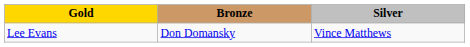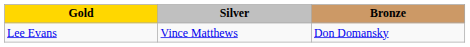columns swapped: (388, 13) <-> (235, 13)
